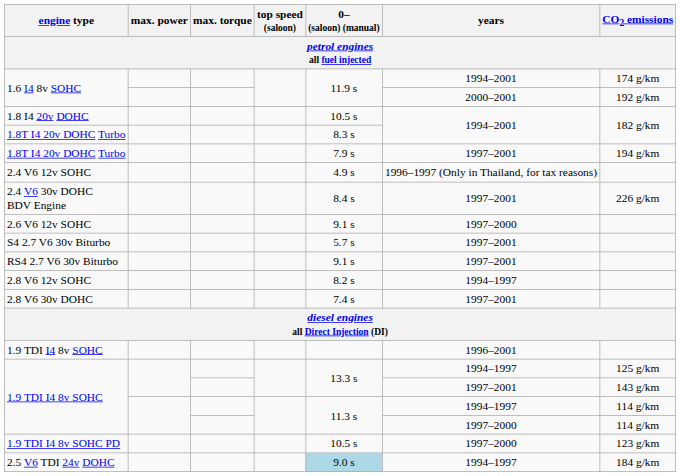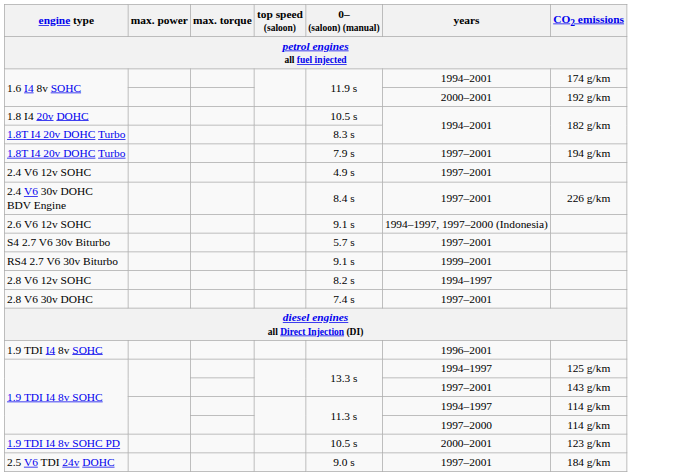(491, 172) 1996–1997 (Only in Thailand, for tax reasons) -> (466, 172) 1997–2001
(491, 223) 1997–2000 -> (466, 223) 1994–1997, 1997–2000 (Indonesia)
(491, 261) 1997–2001 -> (466, 261) 1999–2001
(491, 444) 1997–2000 -> (466, 444) 2000–2001
(344, 462) lightblue background -> (344, 462) no background
(491, 462) 1994–1997 -> (466, 462) 1997–2001
